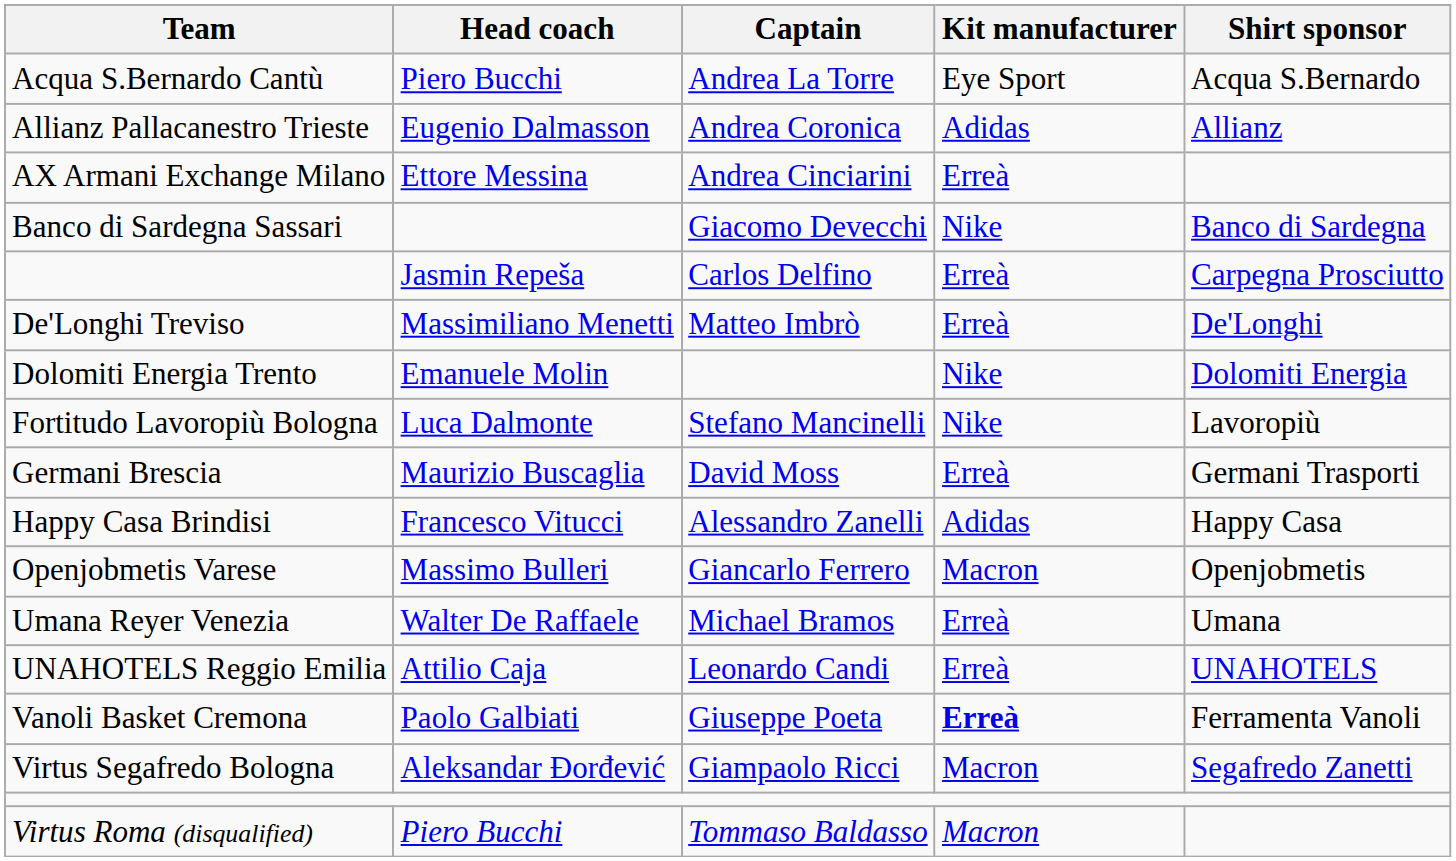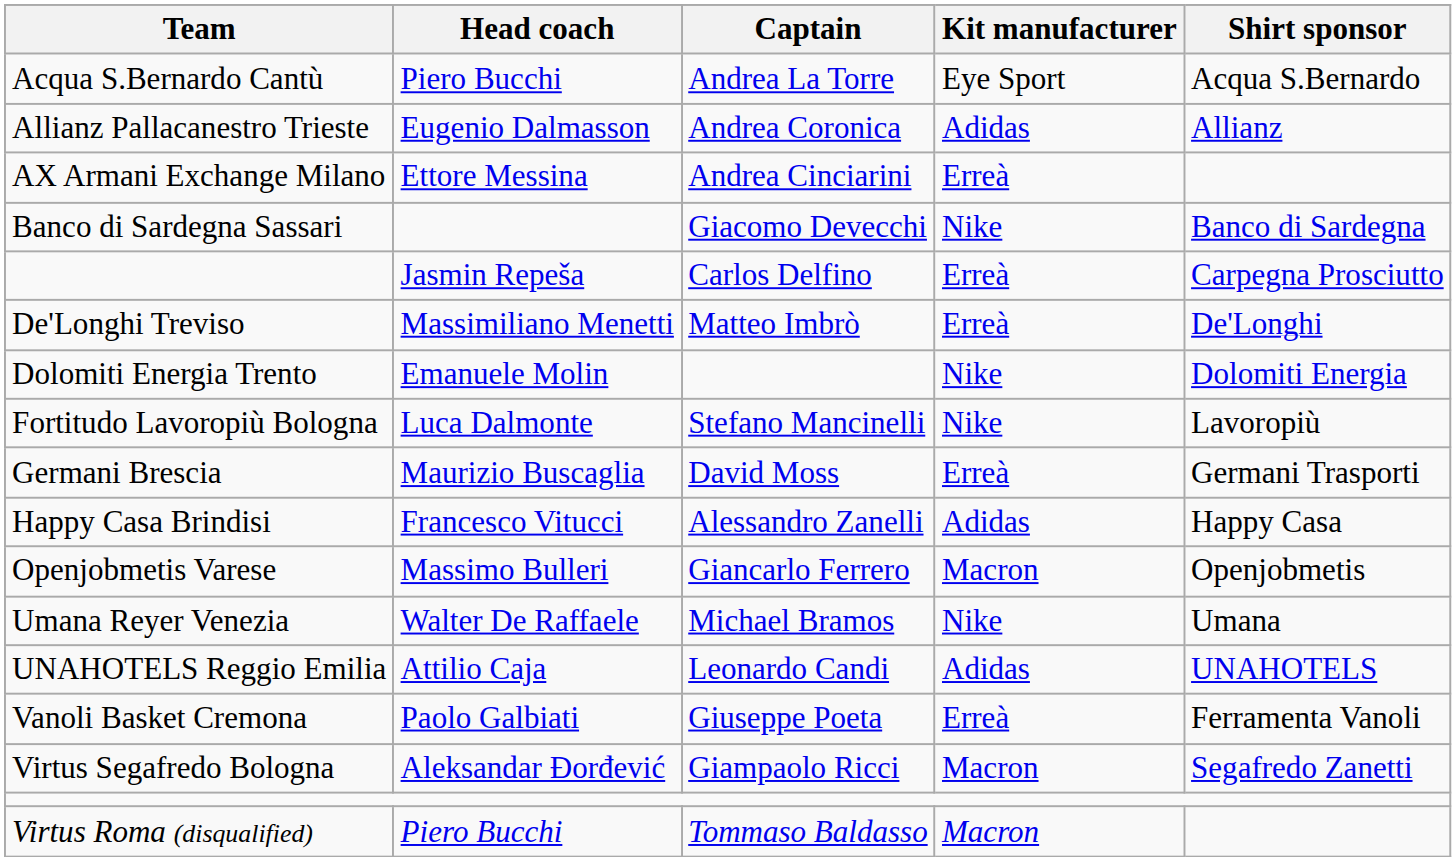(976, 619) Erreà -> (972, 619) Nike
(976, 669) Erreà -> (986, 669) Adidas
(980, 718) bold -> (976, 718) normal
